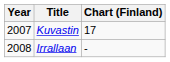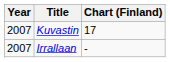(19, 48) 2008 -> (19, 48) 2007
